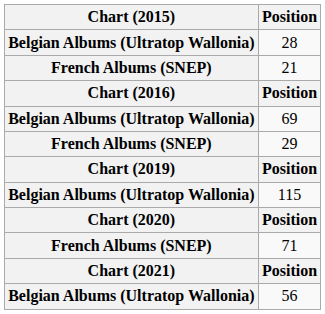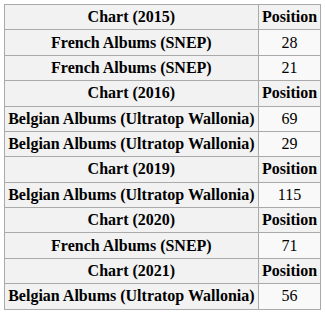(131, 42) Belgian Albums (Ultratop Wallonia) -> (131, 42) French Albums (SNEP)
(131, 144) French Albums (SNEP) -> (131, 144) Belgian Albums (Ultratop Wallonia)
